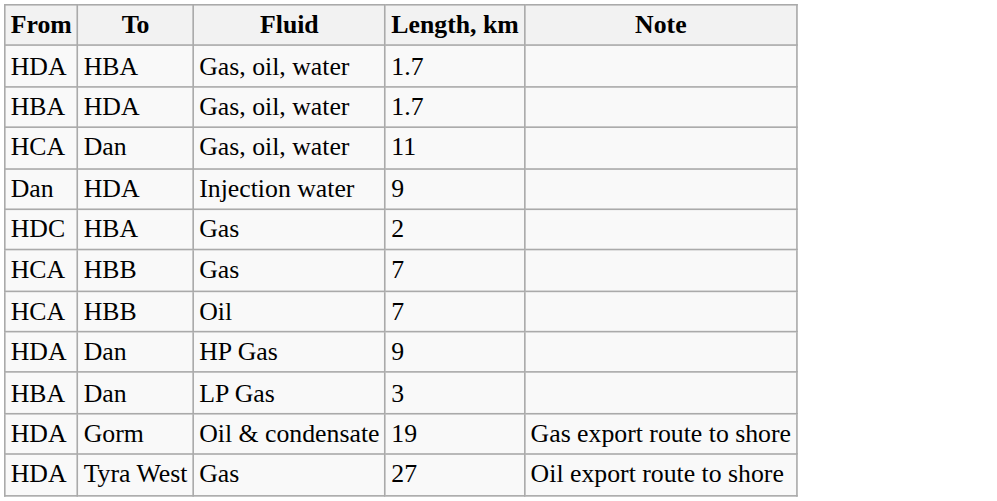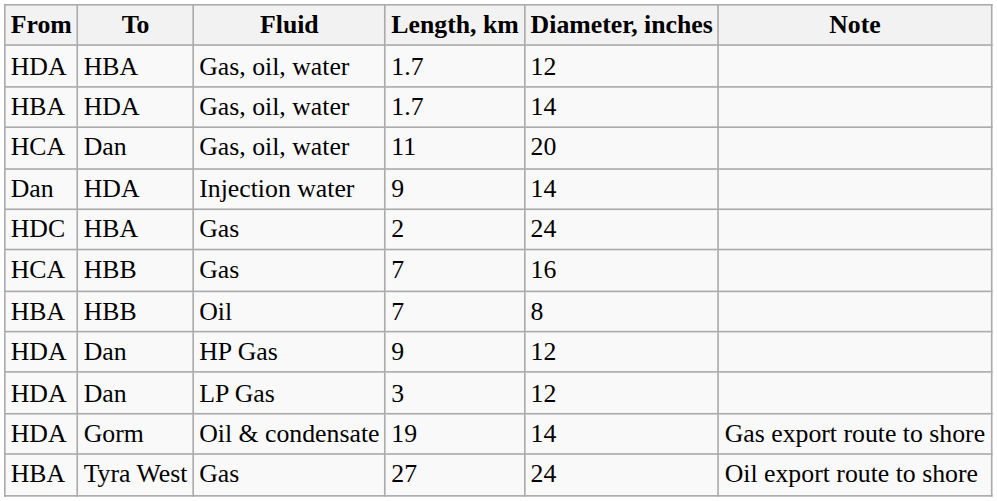+ column: (622, 24)
(38, 310) HCA -> (38, 310) HBA
(38, 392) HBA -> (39, 392) HDA
(39, 474) HDA -> (38, 474) HBA
